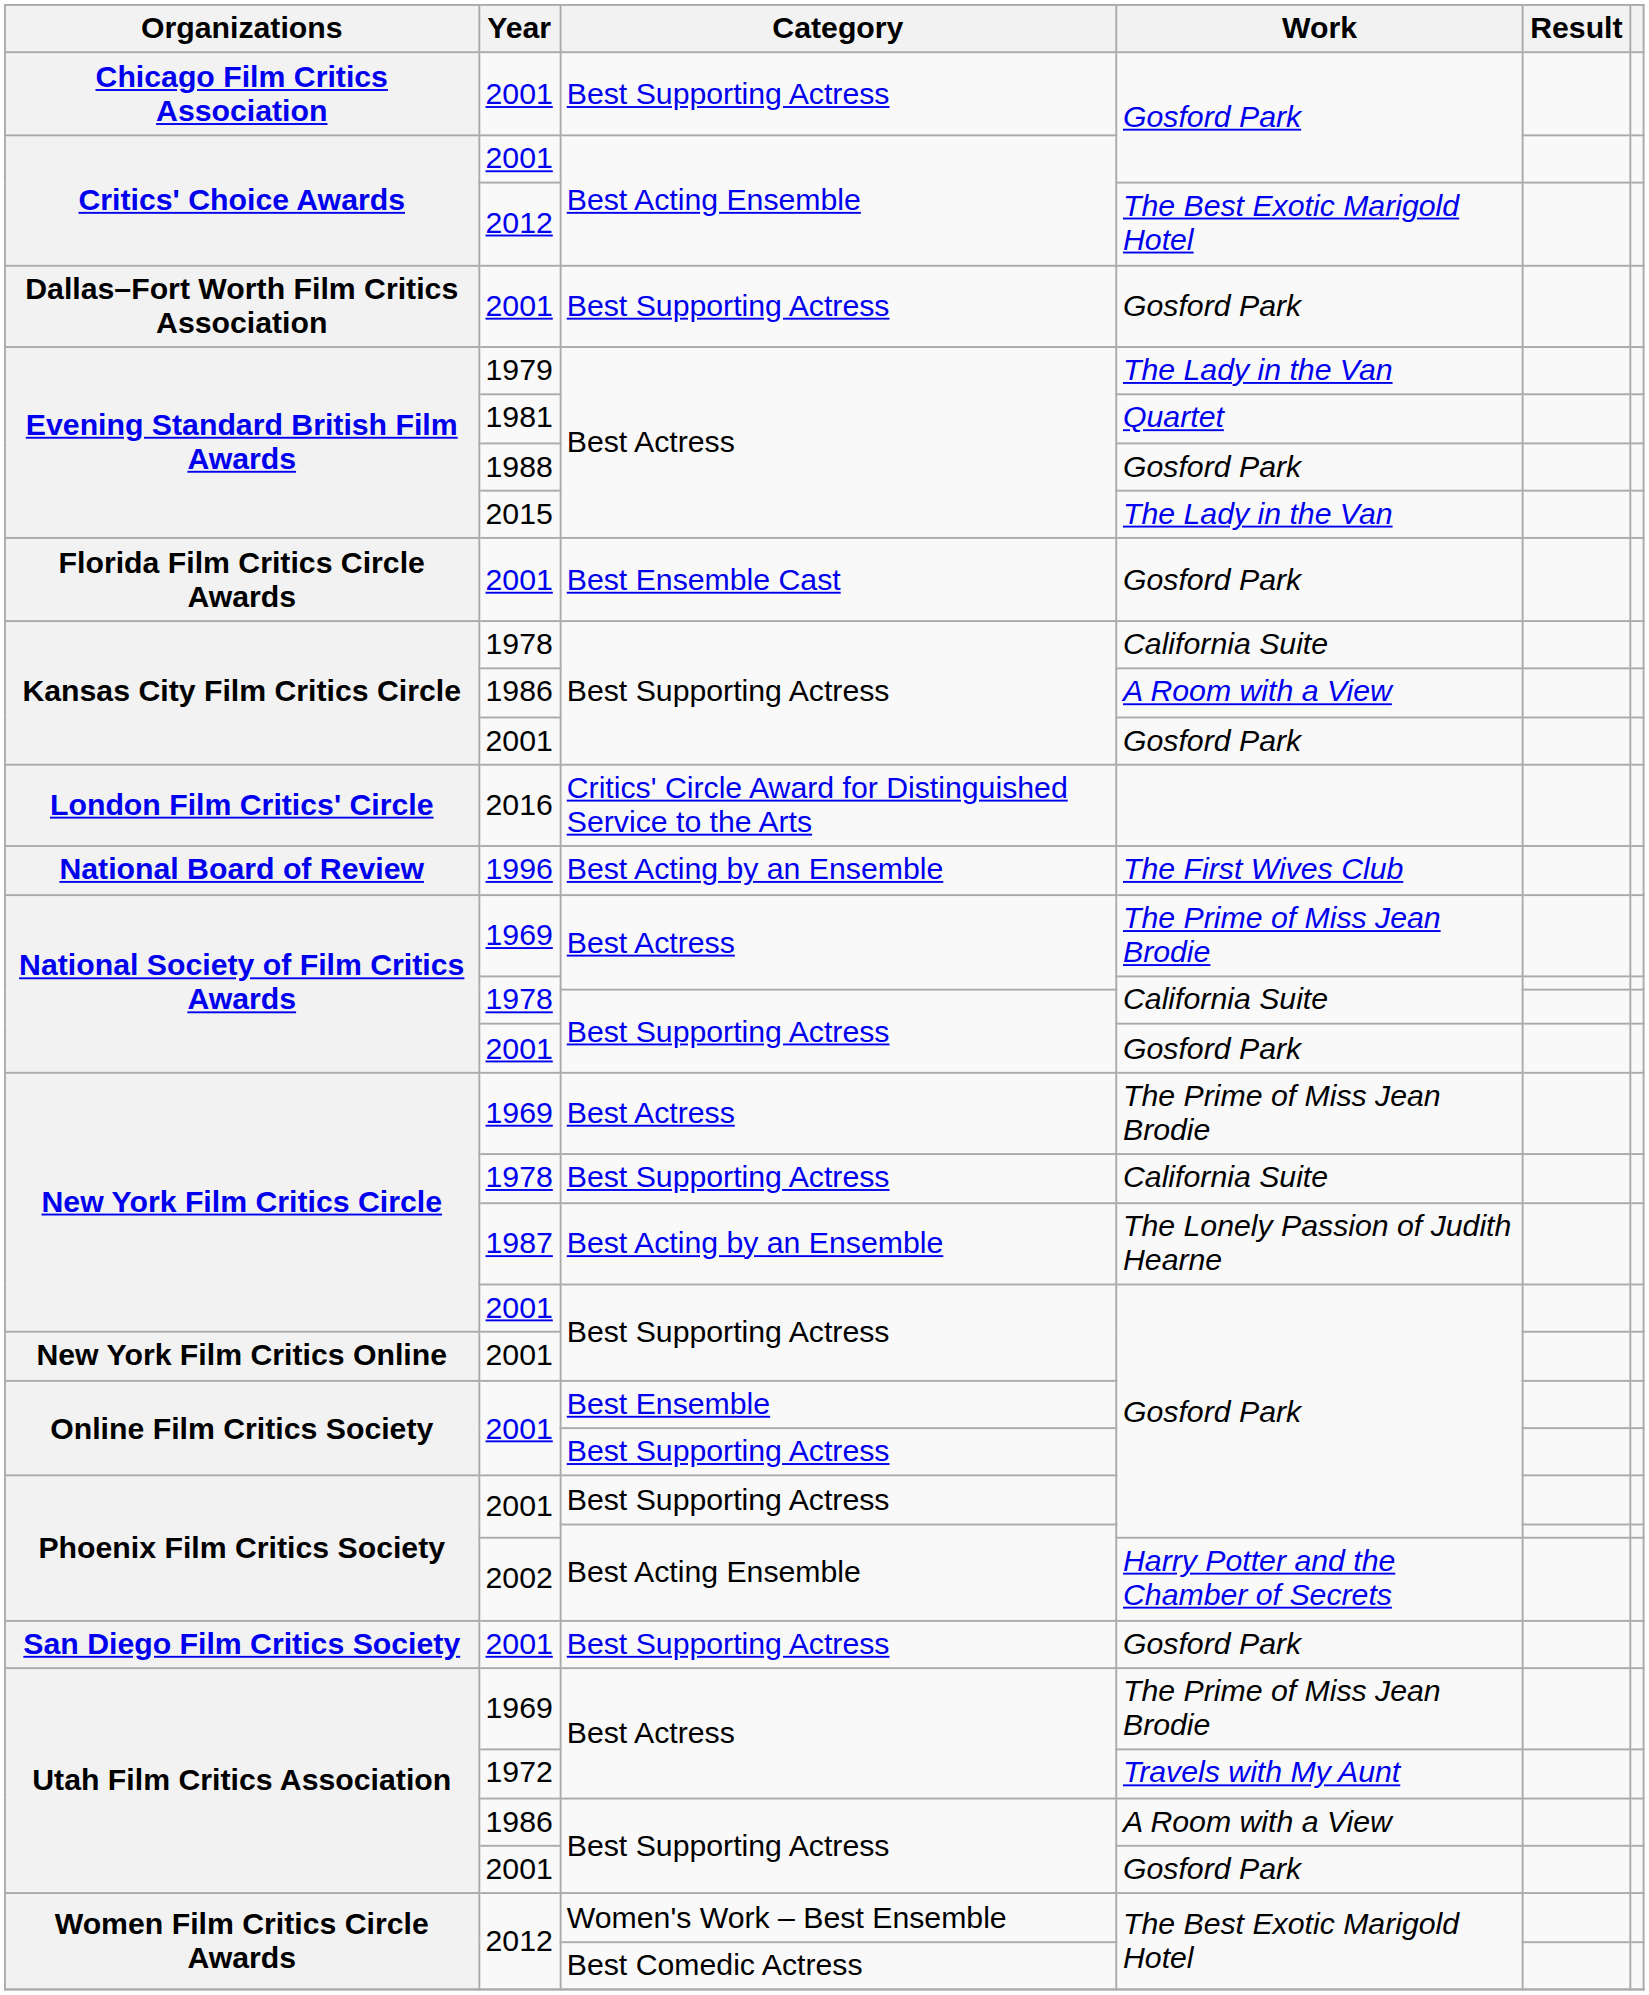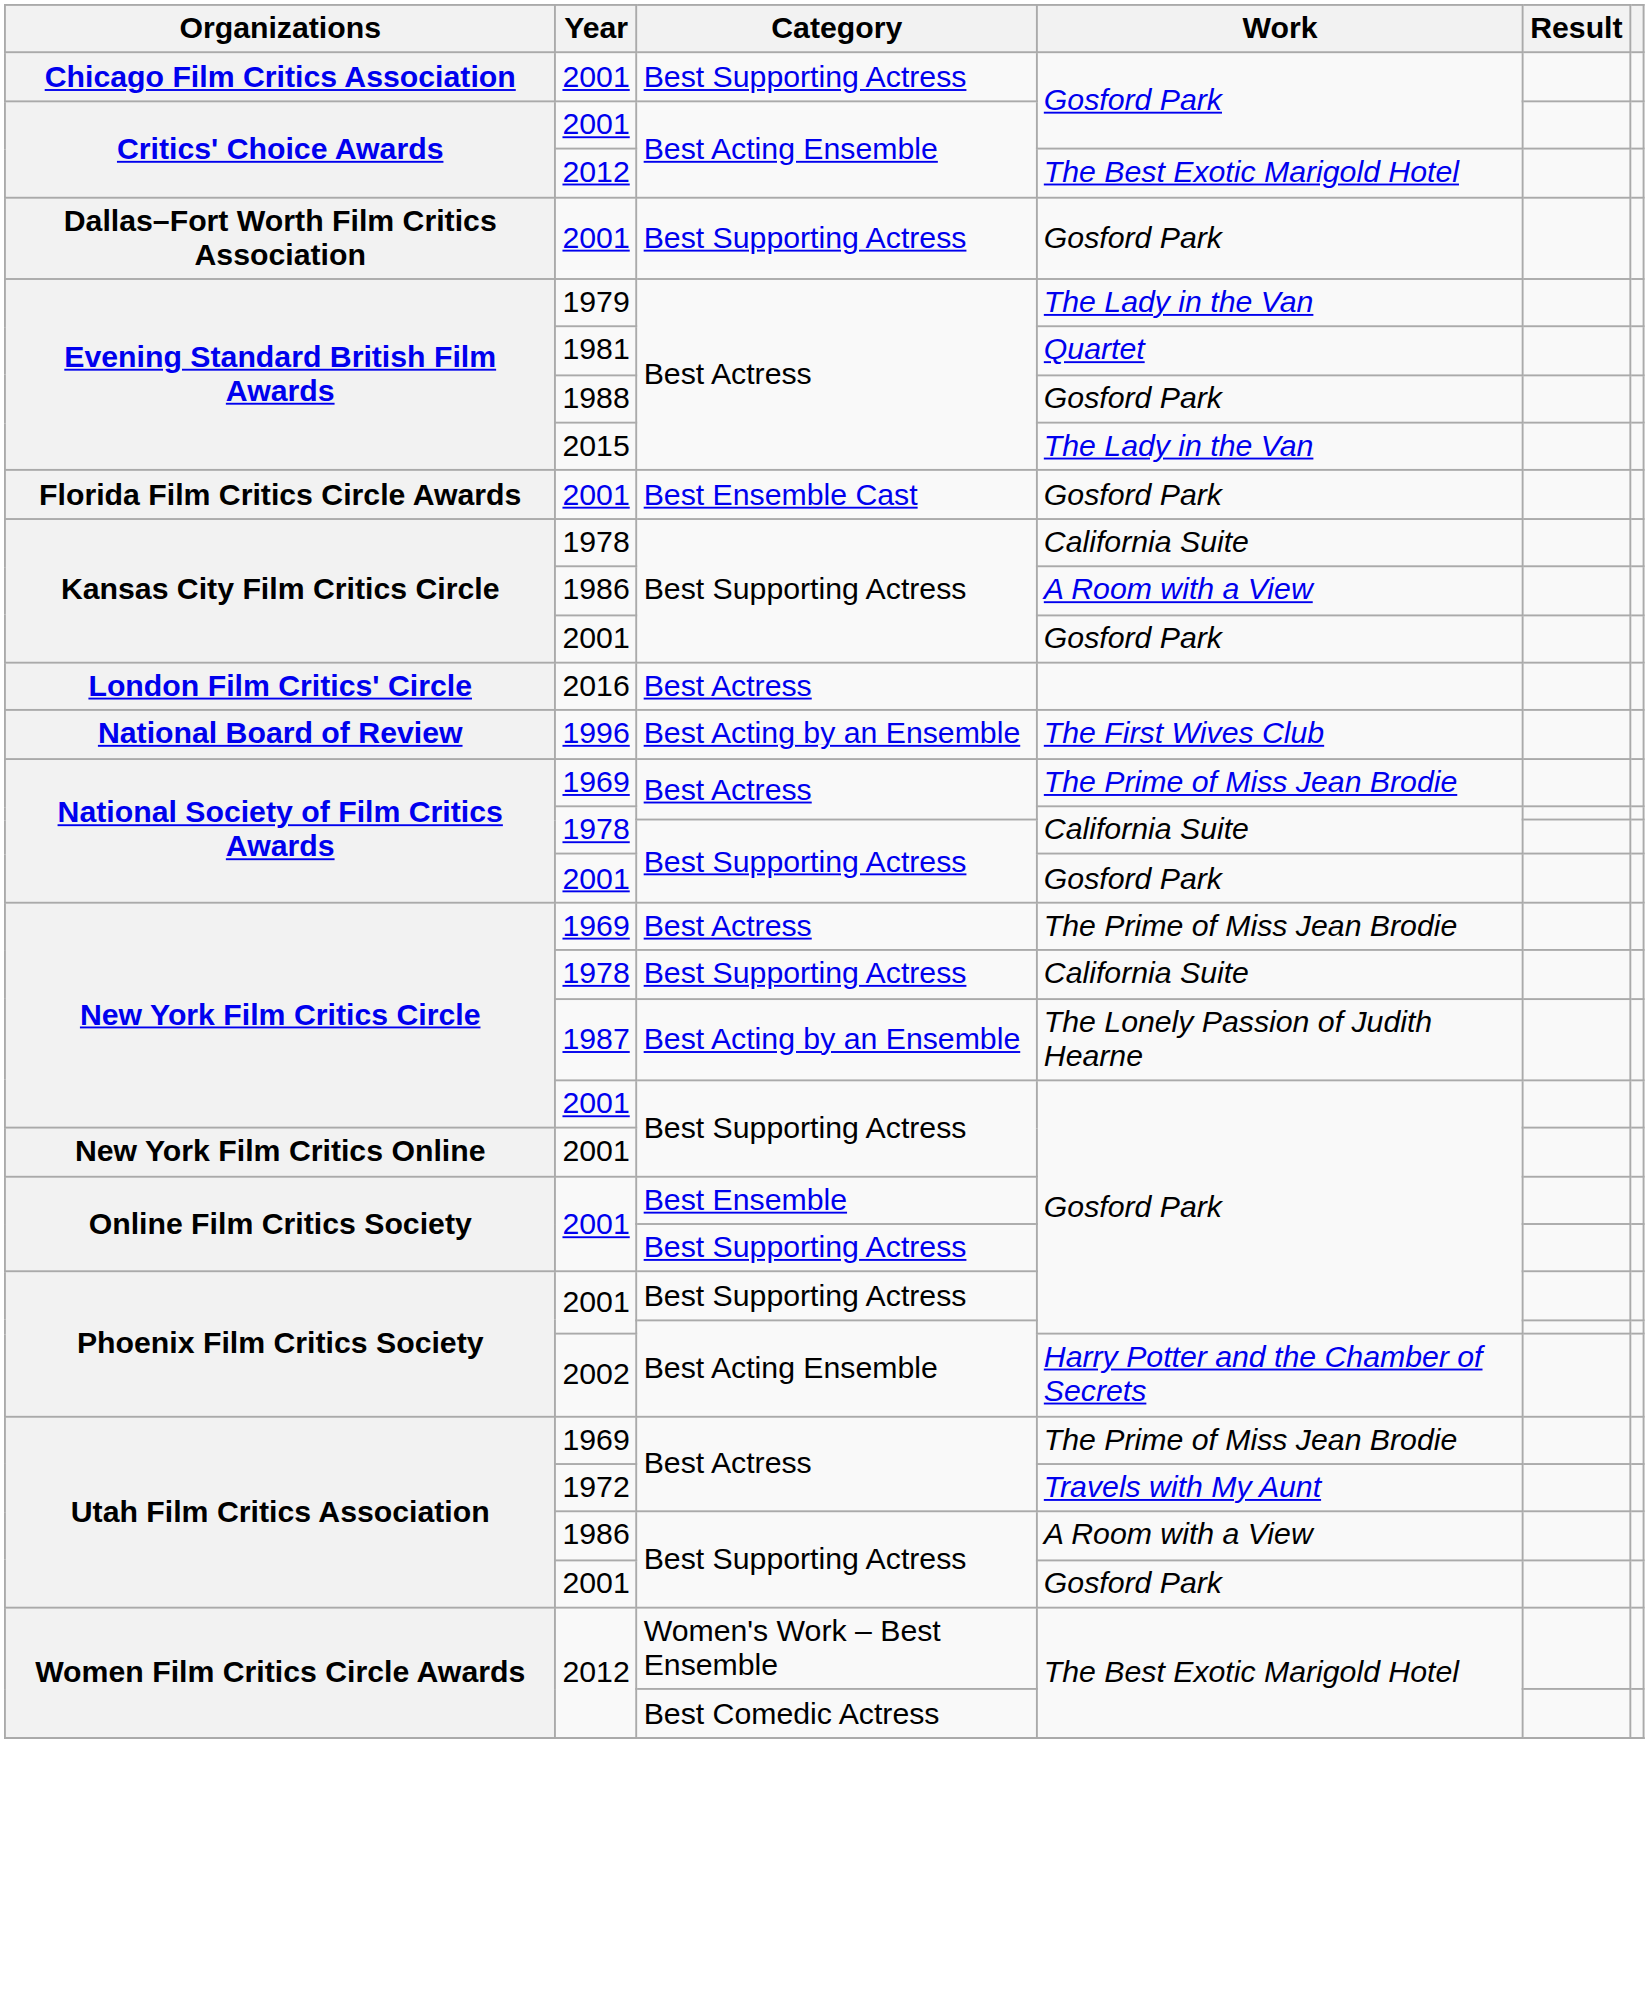(817, 805) Critics' Circle Award for Distinguished Service to the Arts -> (728, 685) Best Actress
- row: (242, 1643)
